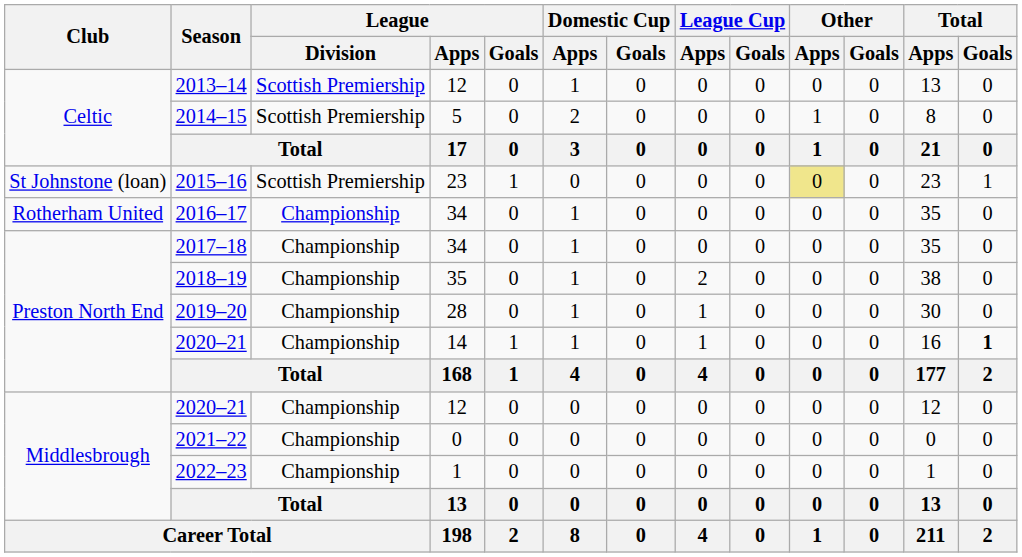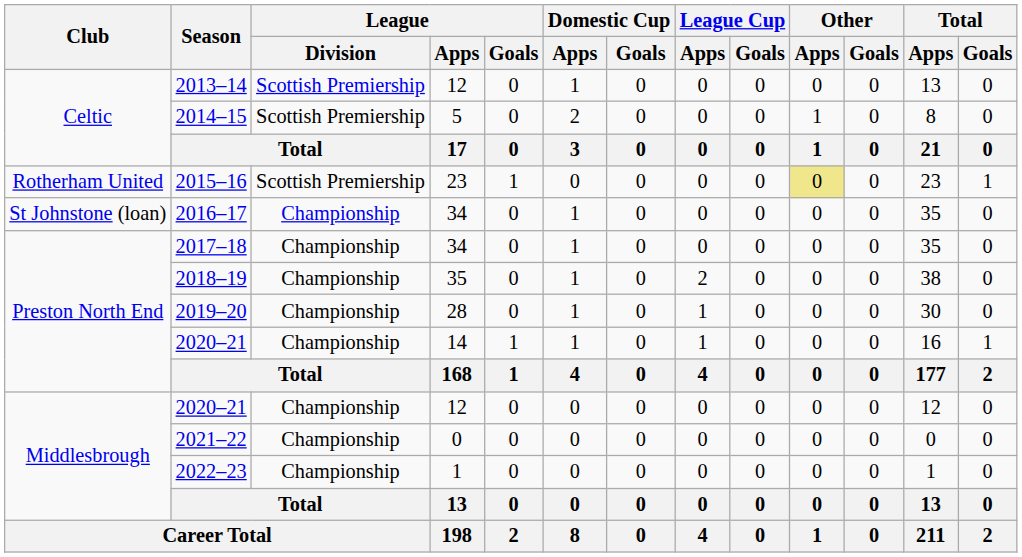(88, 181) St Johnstone (loan) -> (88, 181) Rotherham United
(88, 213) Rotherham United -> (88, 213) St Johnstone (loan)
(988, 342) bold -> (988, 342) normal
